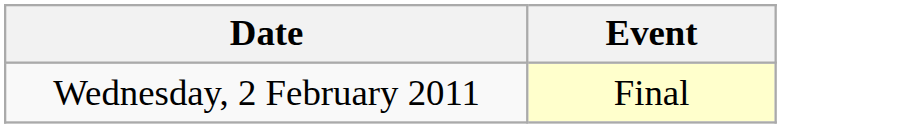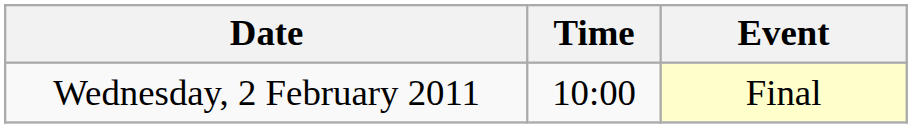+ column: (594, 33)
